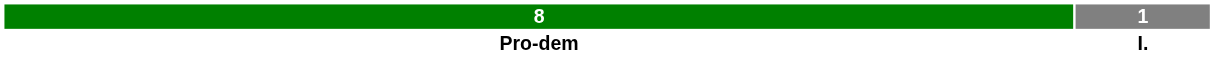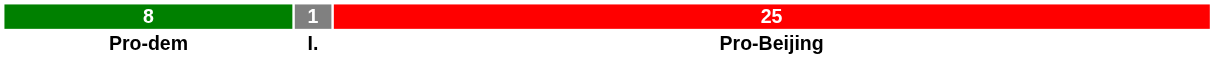+ column: (772, 16)
